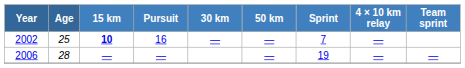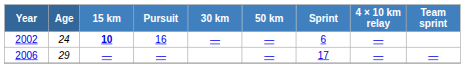(64, 40) 25 -> (64, 40) 24
(323, 40) 7 -> (323, 40) 6
(64, 55) 28 -> (64, 55) 29
(323, 55) 19 -> (323, 55) 17
